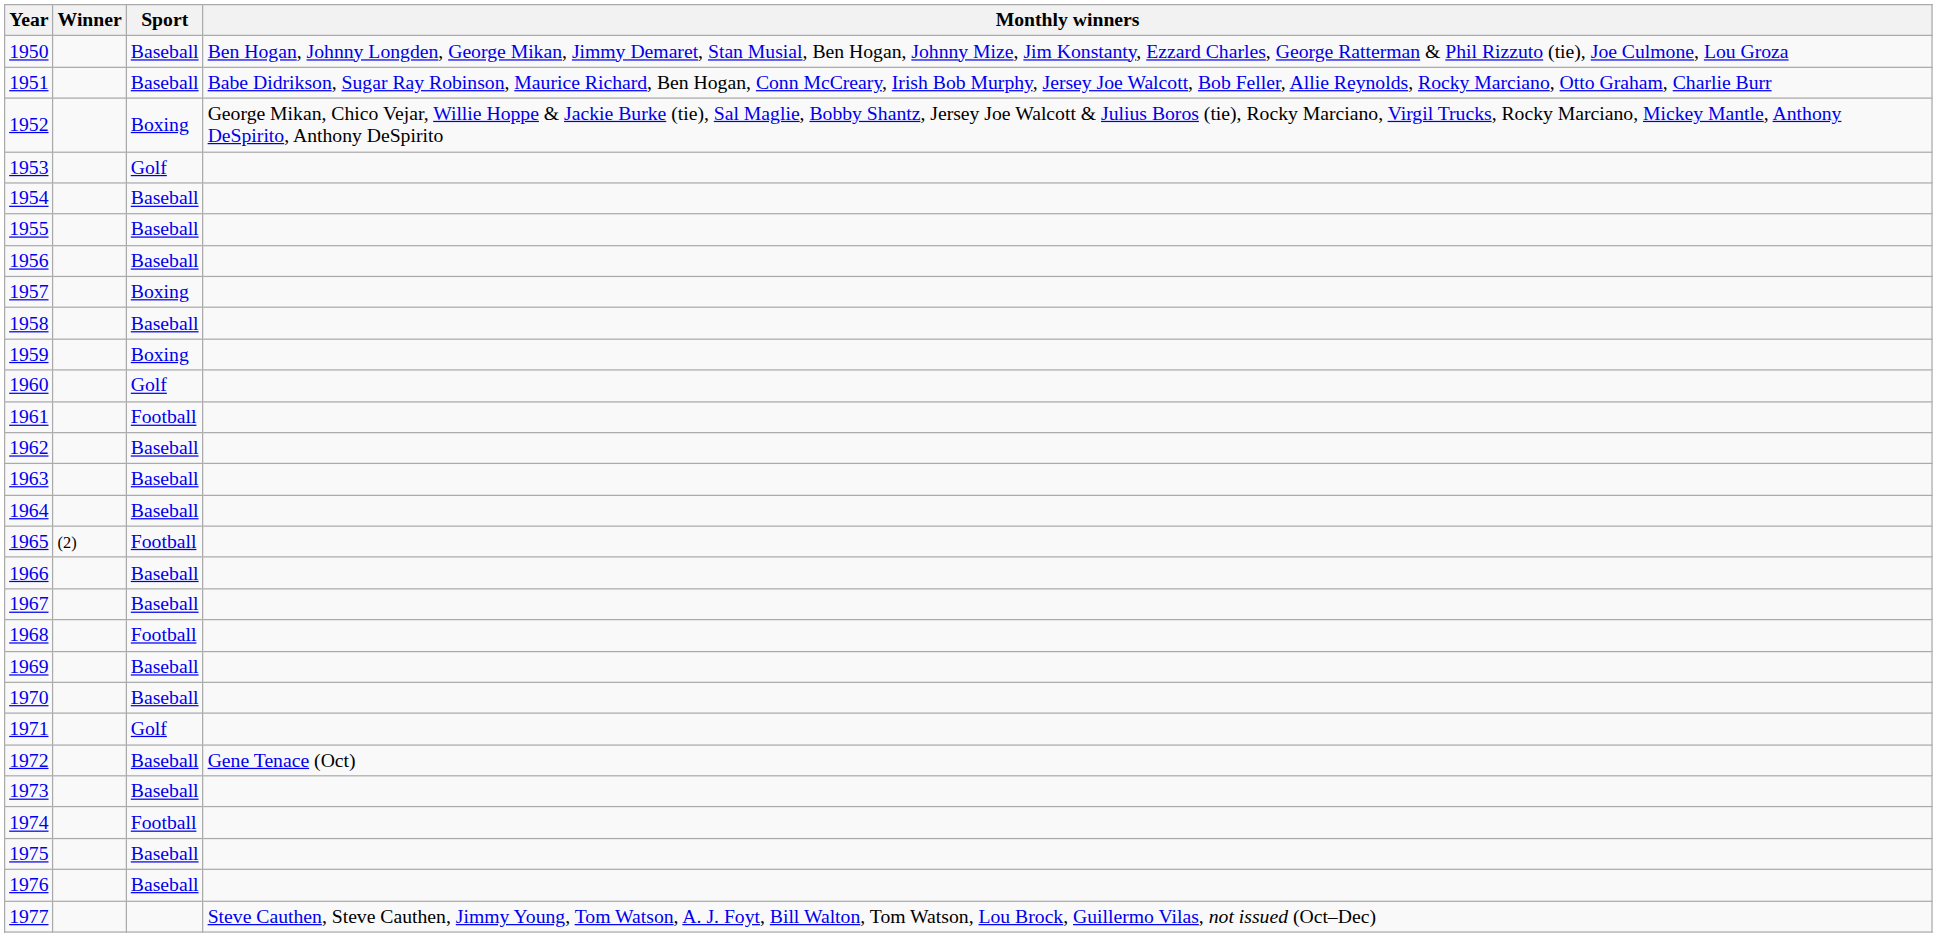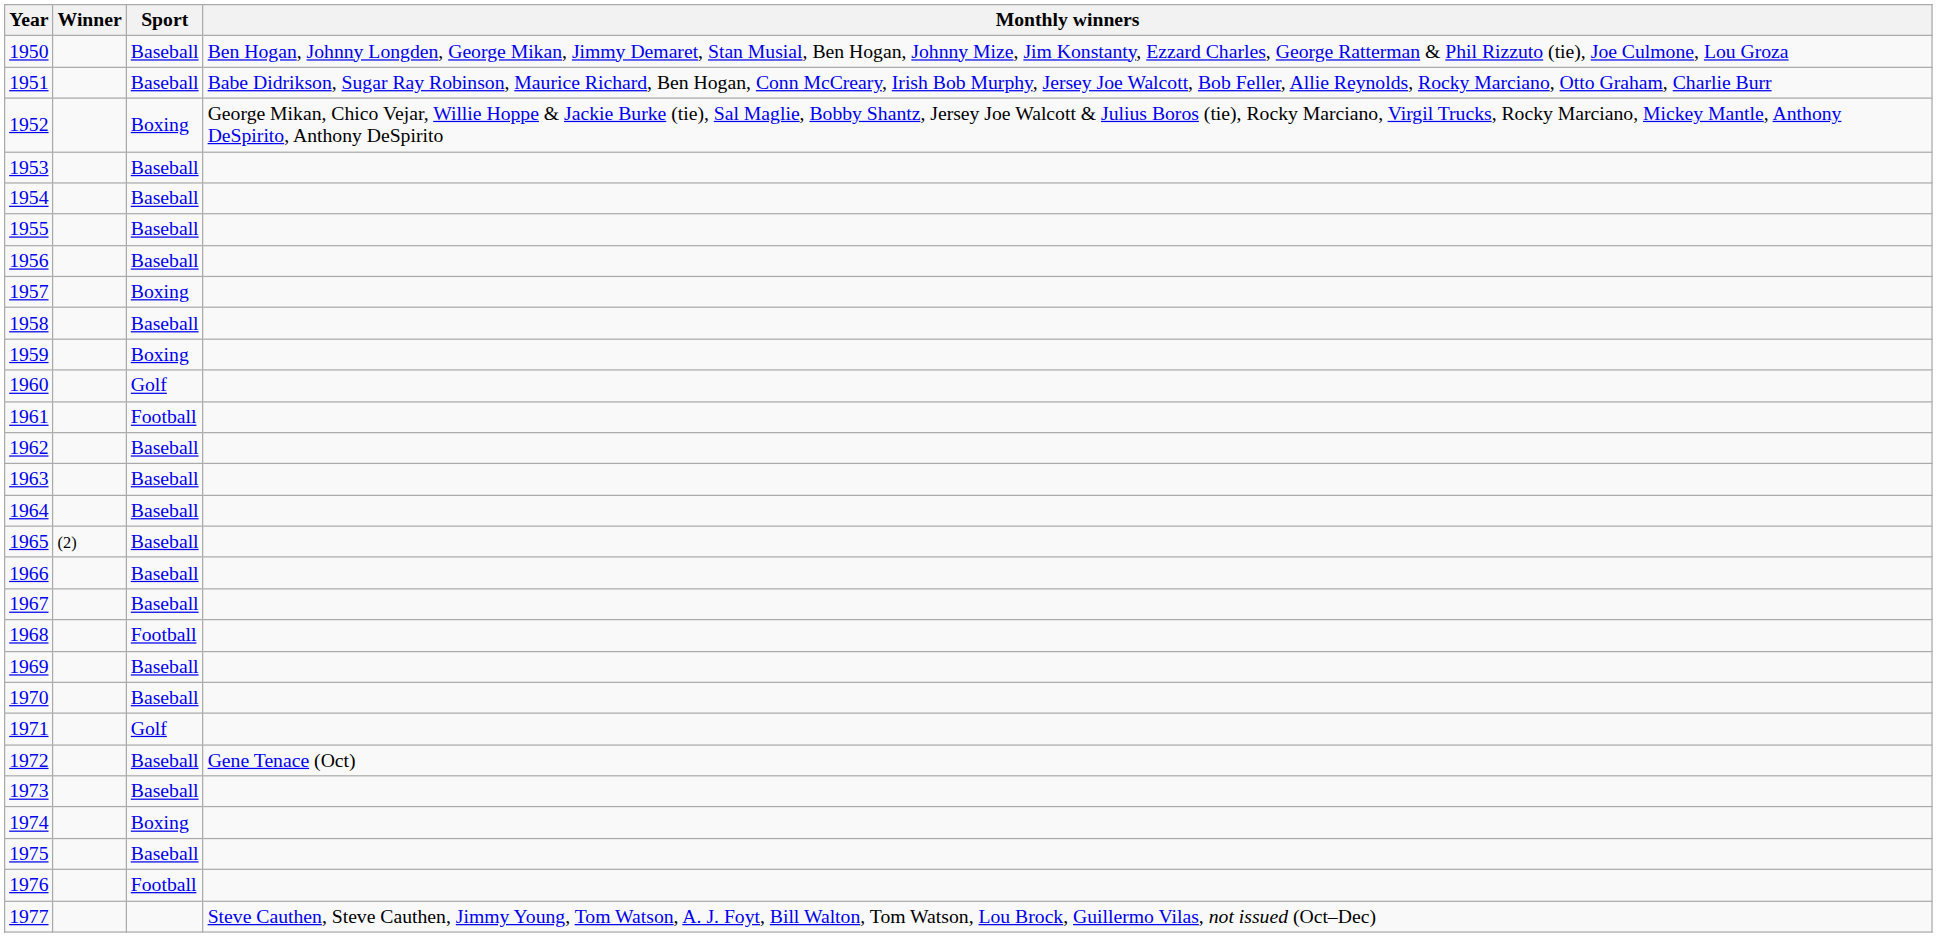(149, 167) Golf -> (165, 167) Baseball
(164, 541) Football -> (165, 541) Baseball
(164, 822) Football -> (160, 822) Boxing
(165, 884) Baseball -> (164, 884) Football
